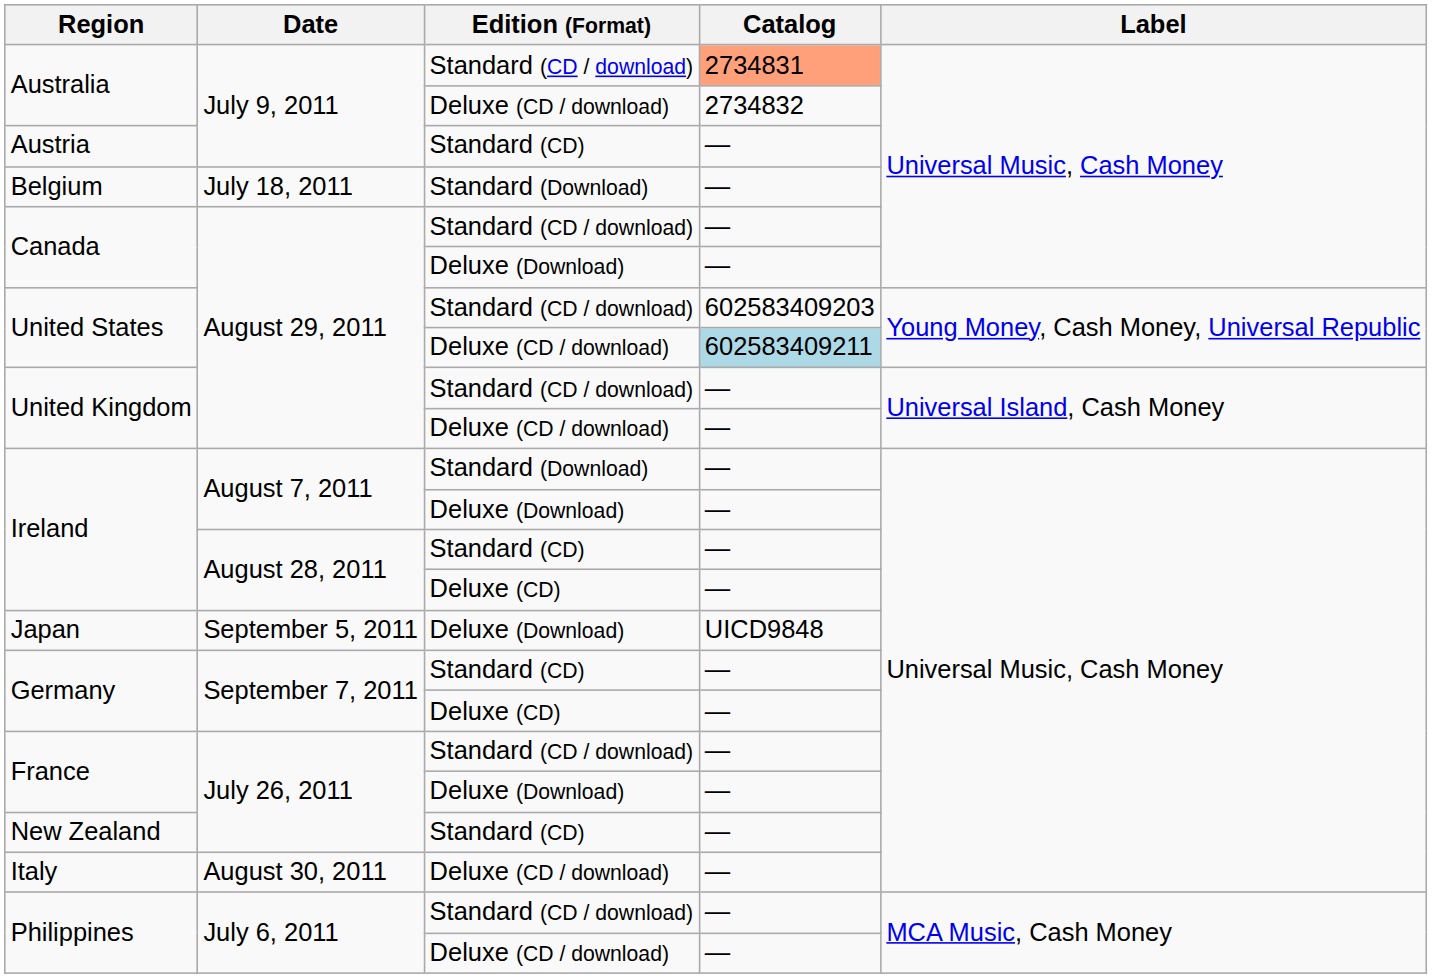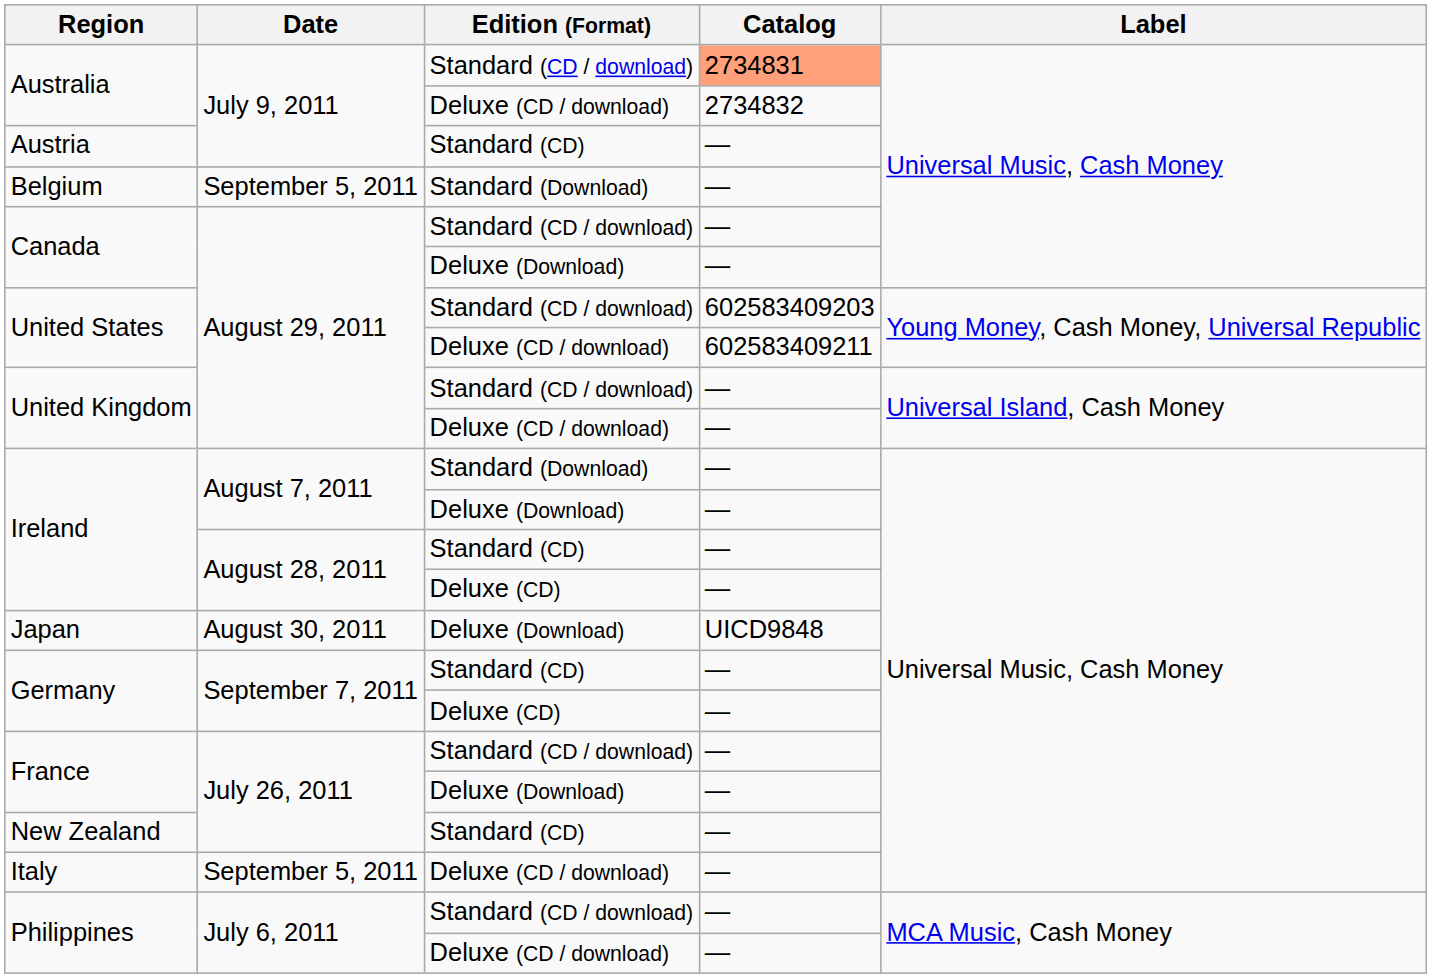(278, 186) July 18, 2011 -> (311, 186) September 5, 2011
(789, 347) lightblue background -> (789, 347) no background
(311, 629) September 5, 2011 -> (295, 629) August 30, 2011
(295, 871) August 30, 2011 -> (311, 871) September 5, 2011
